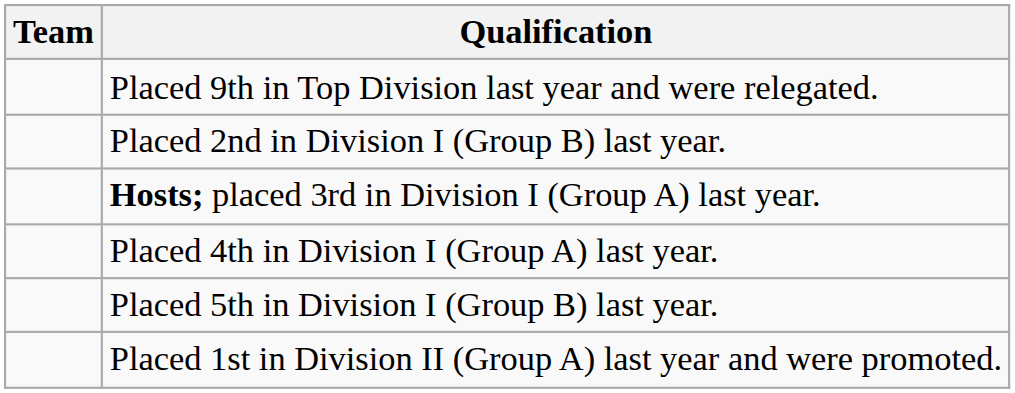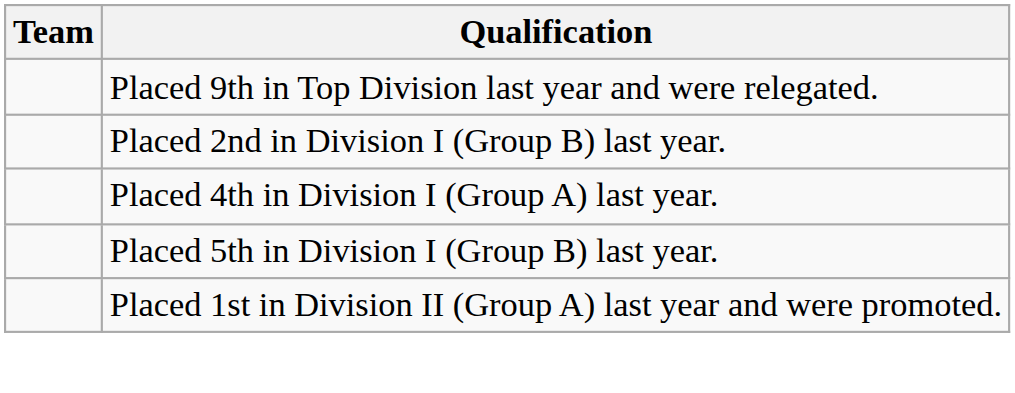- row: (465, 195)
